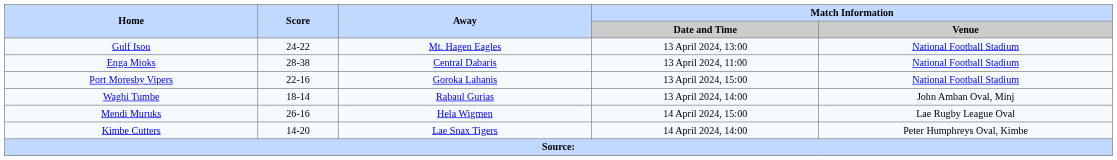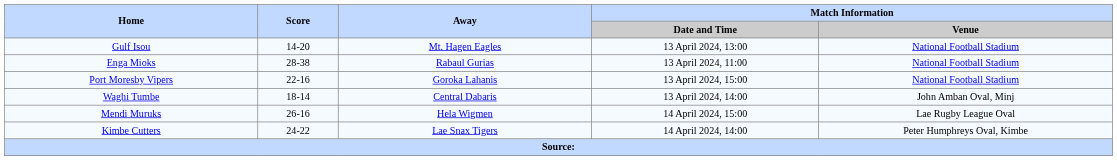(298, 46) 24-22 -> (298, 46) 14-20
(465, 63) Central Dabaris -> (465, 63) Rabaul Gurias
(465, 96) Rabaul Gurias -> (465, 96) Central Dabaris
(298, 130) 14-20 -> (298, 130) 24-22
